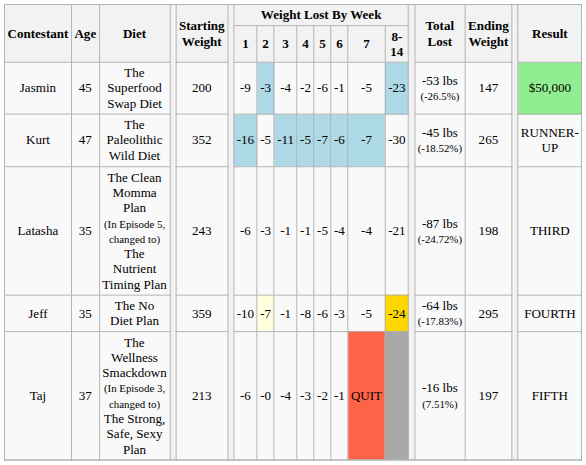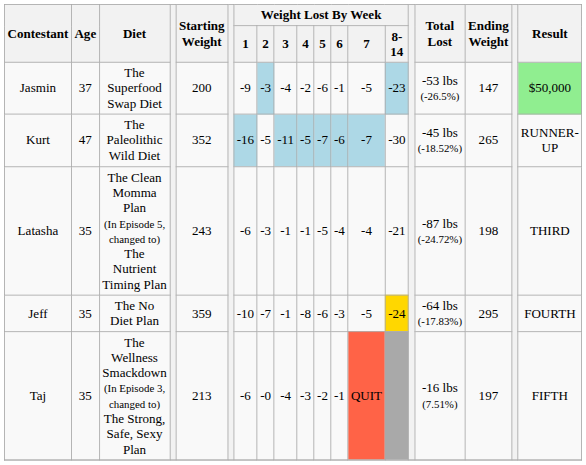(85, 88) 45 -> (85, 88) 37
(266, 313) lightyellow background -> (266, 313) no background
(85, 396) 37 -> (85, 396) 35
